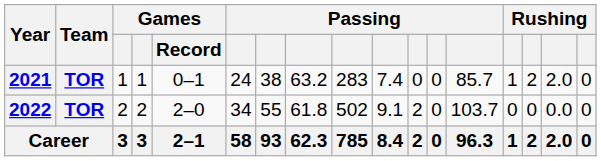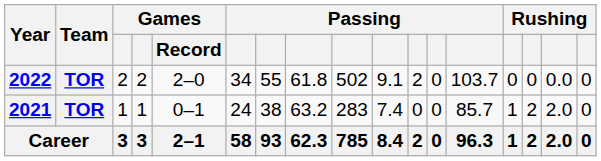rows swapped: (30, 79) <-> (30, 110)
